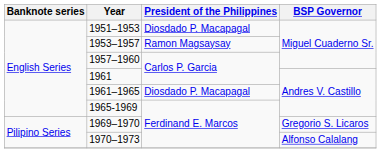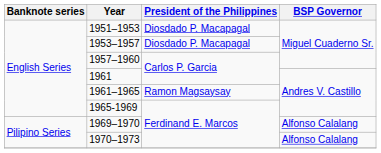(187, 44) Ramon Magsaysay -> (197, 44) Diosdado P. Macapagal
(197, 92) Diosdado P. Macapagal -> (187, 92) Ramon Magsaysay
(325, 124) Gregorio S. Licaros -> (320, 124) Alfonso Calalang
